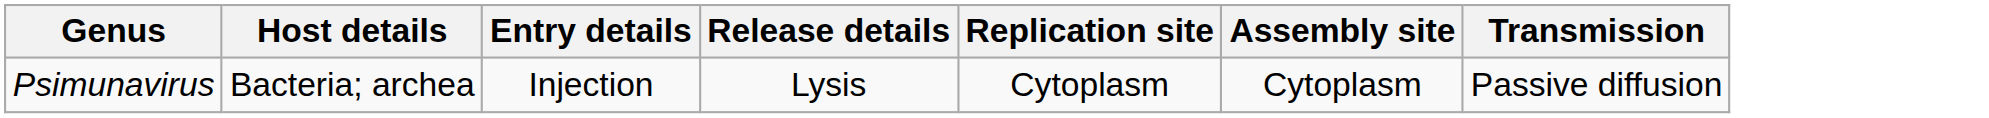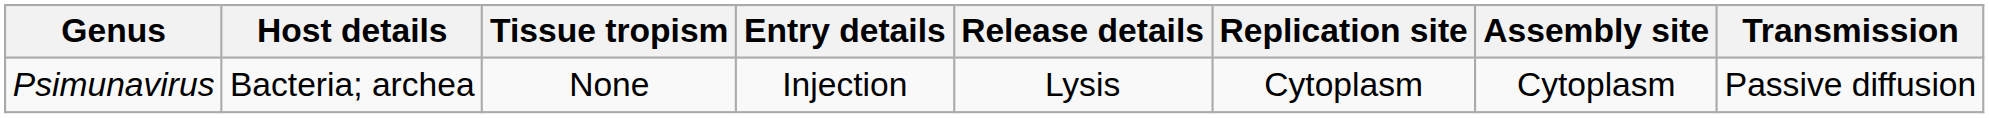+ column: (609, 31)
